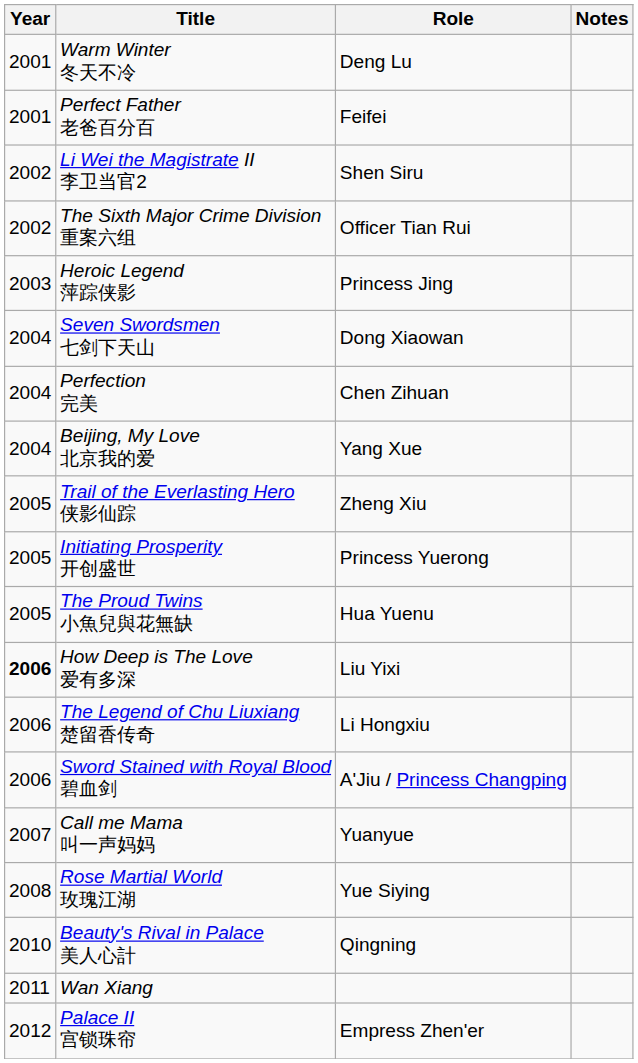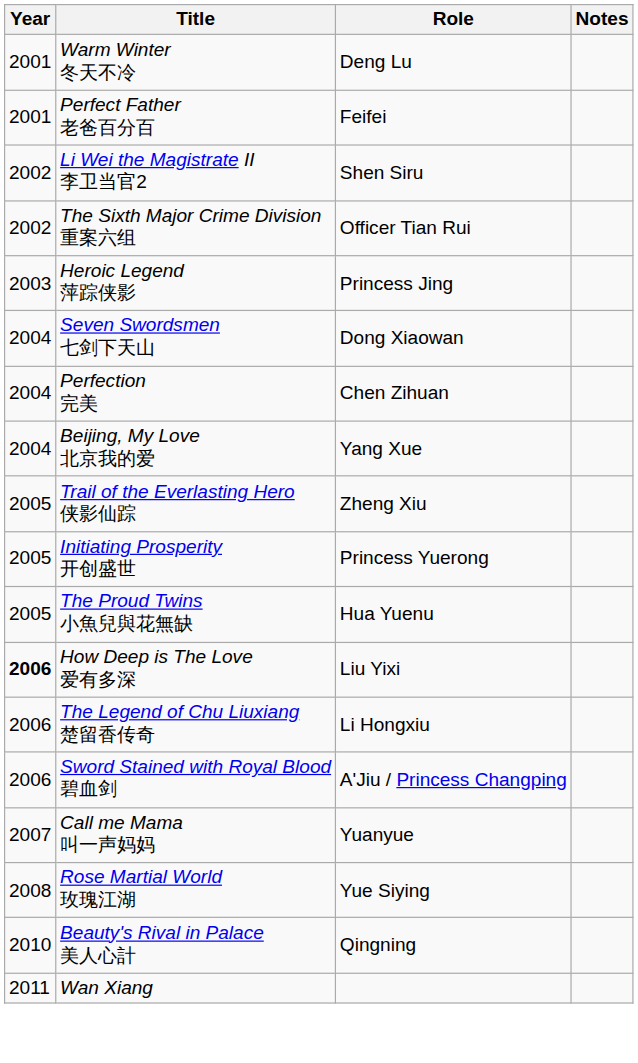- row: (98, 1029)
